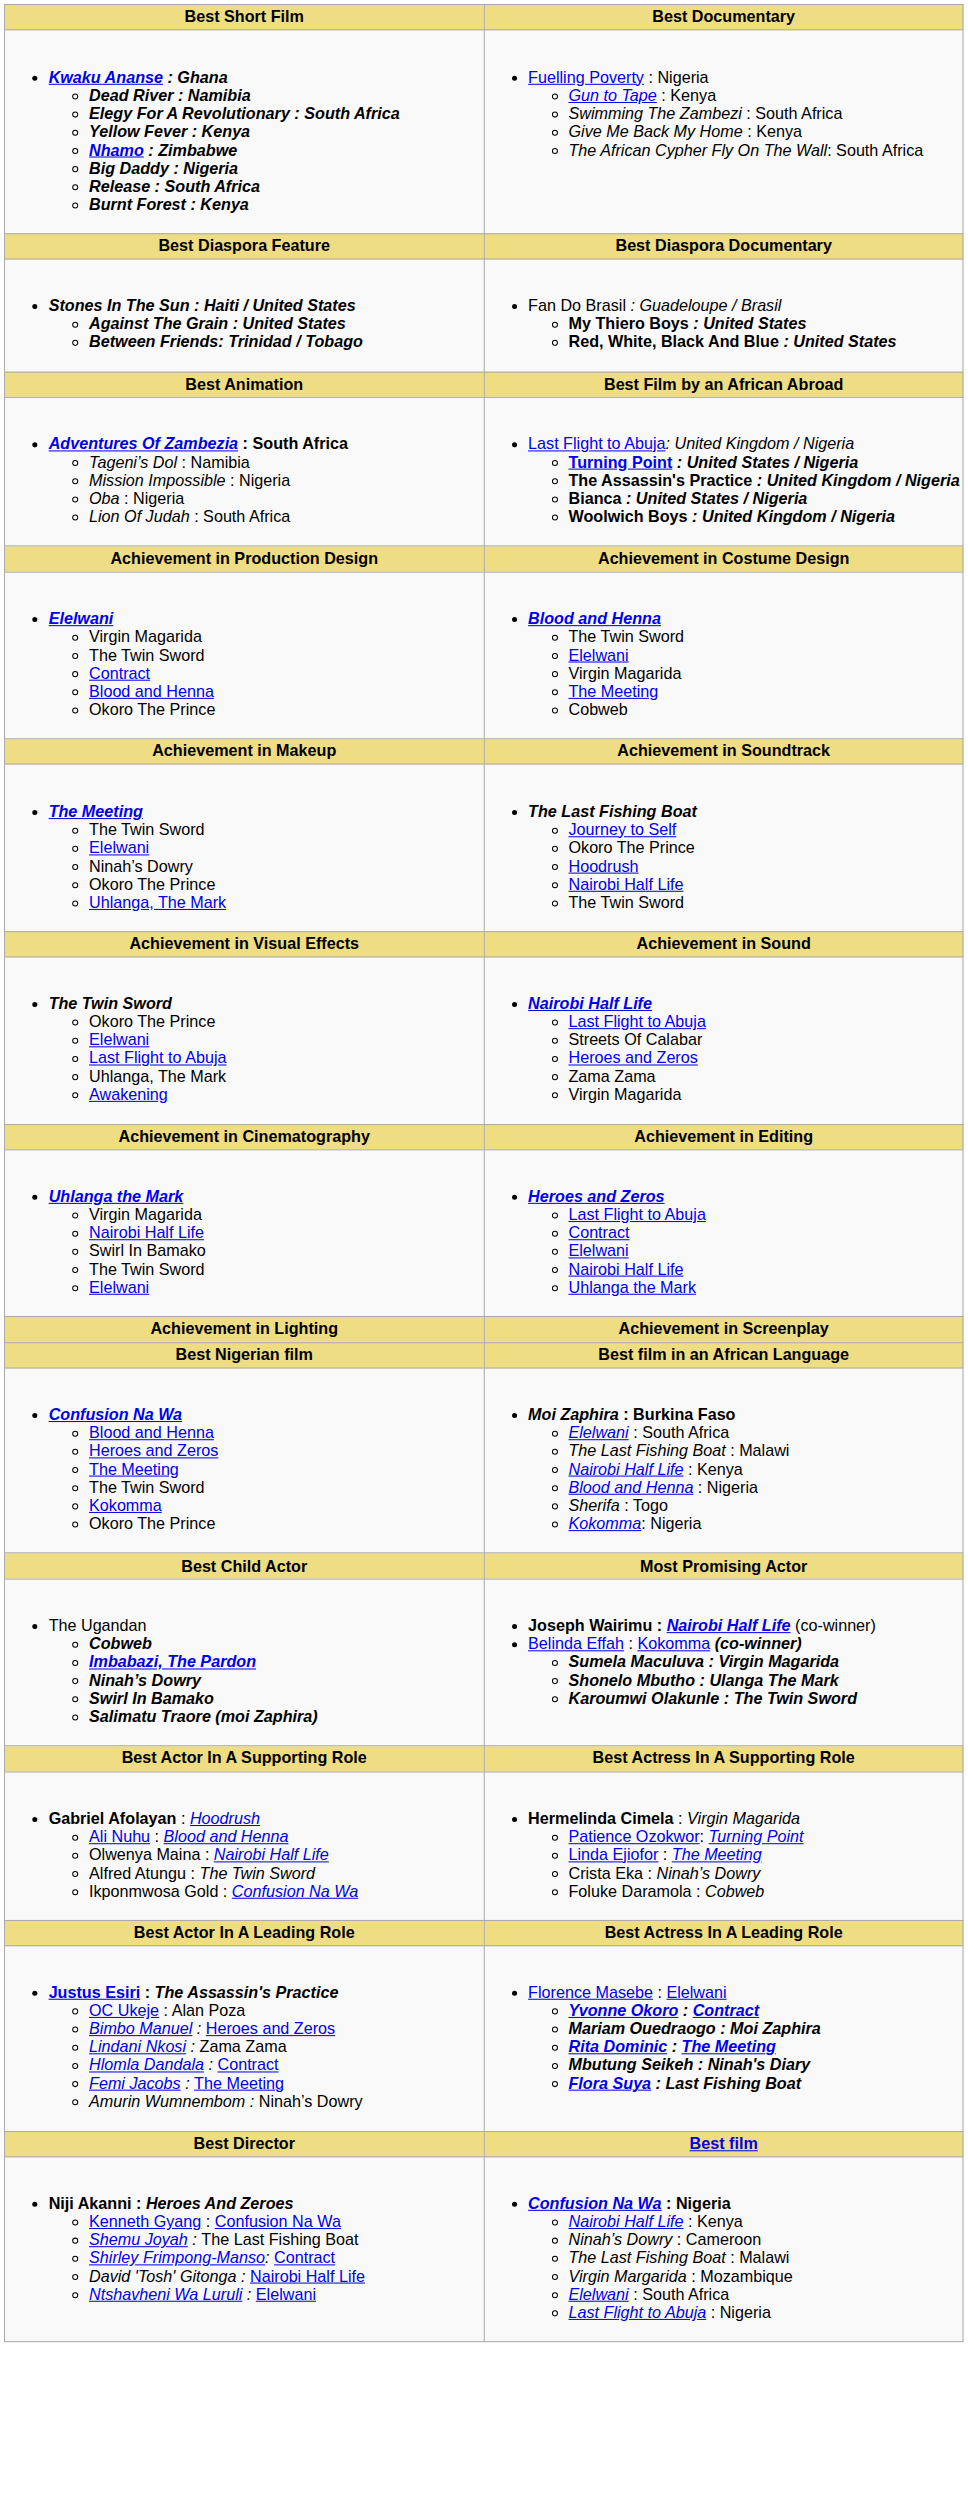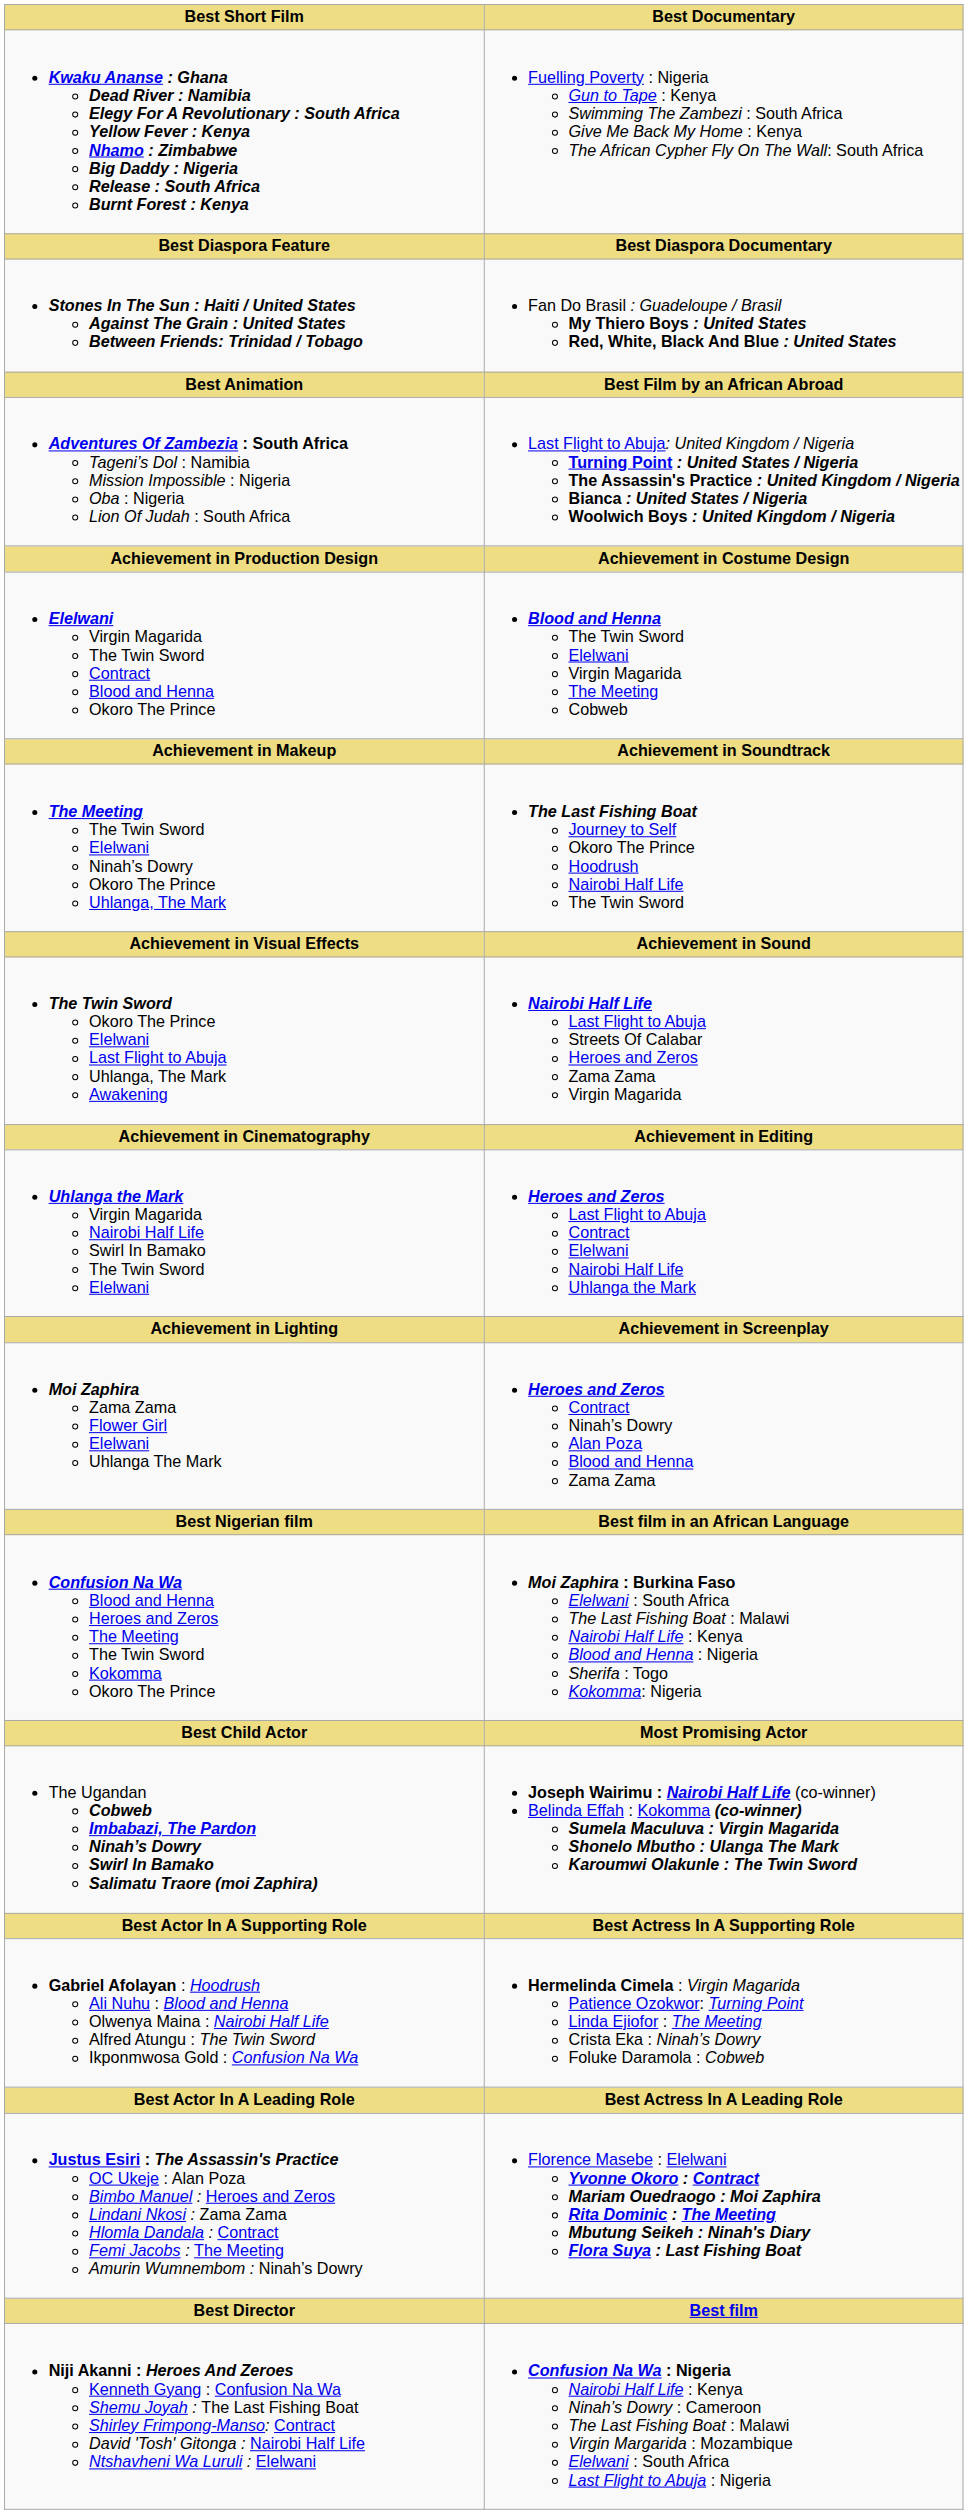+ row: (244, 1426)
